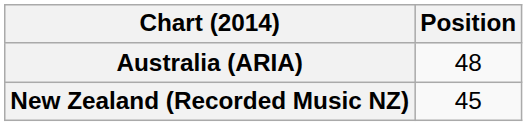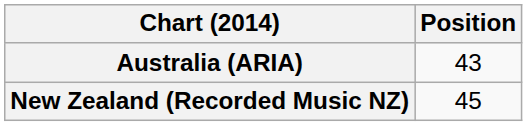(468, 62) 48 -> (468, 62) 43
